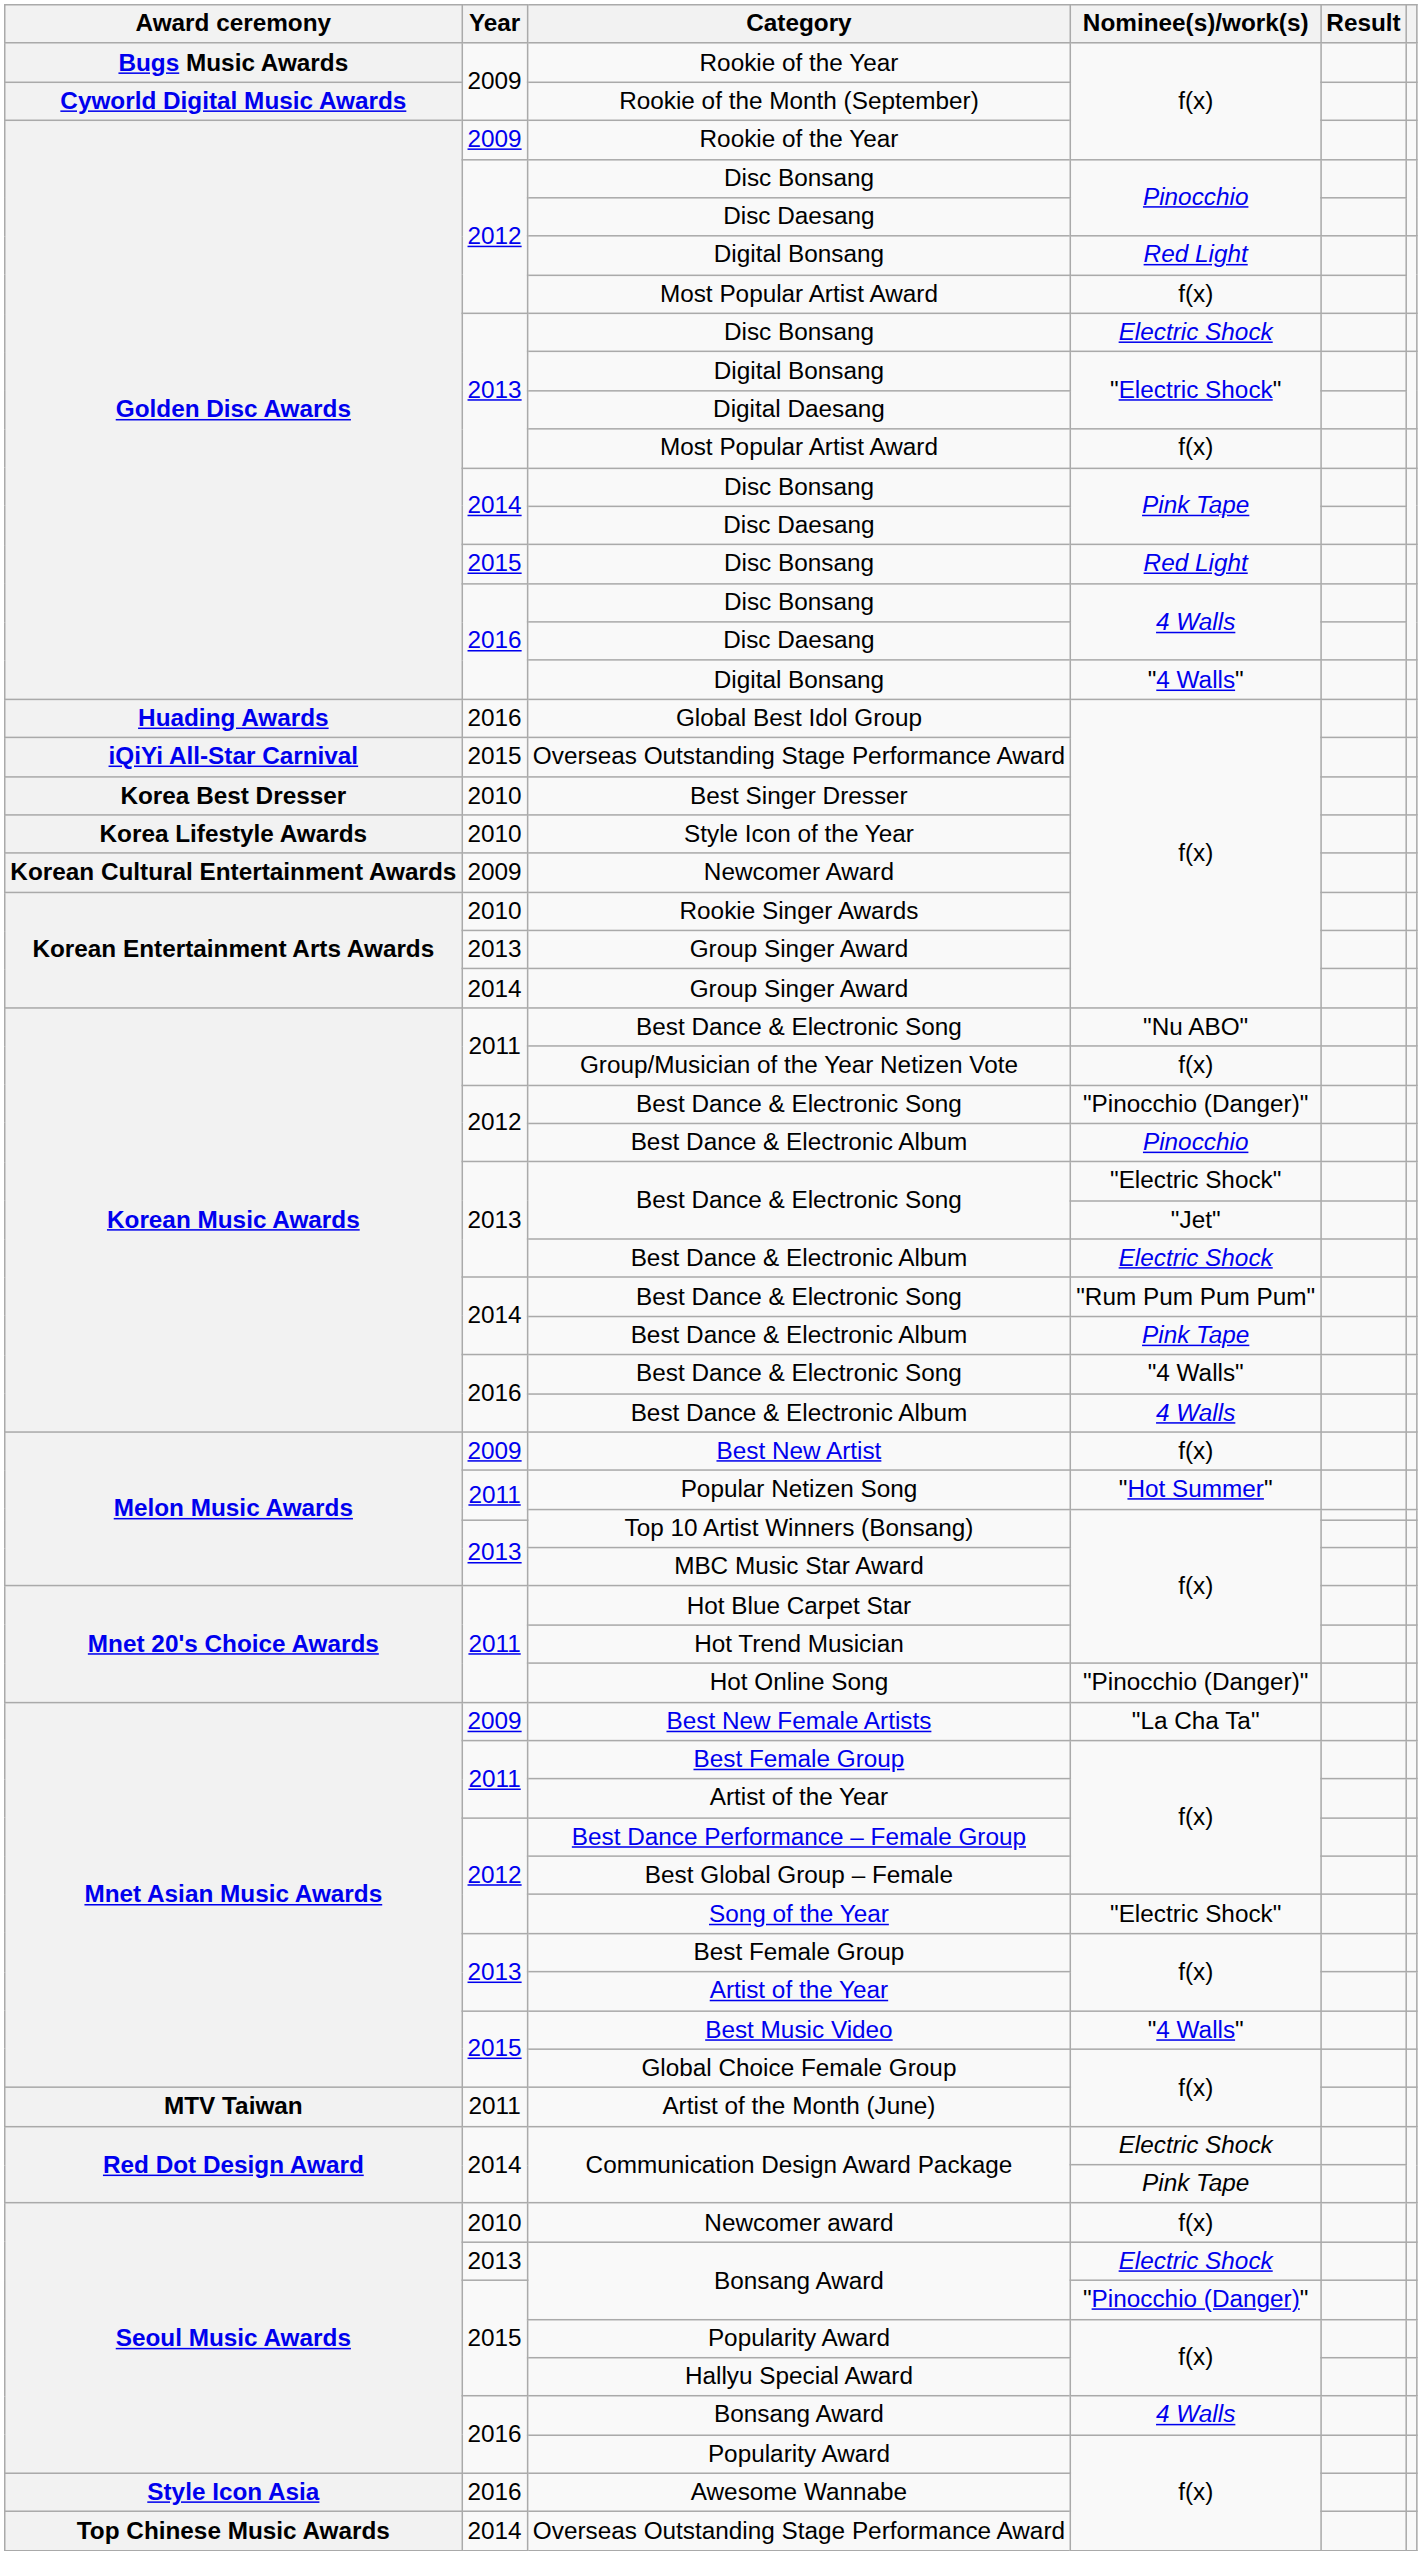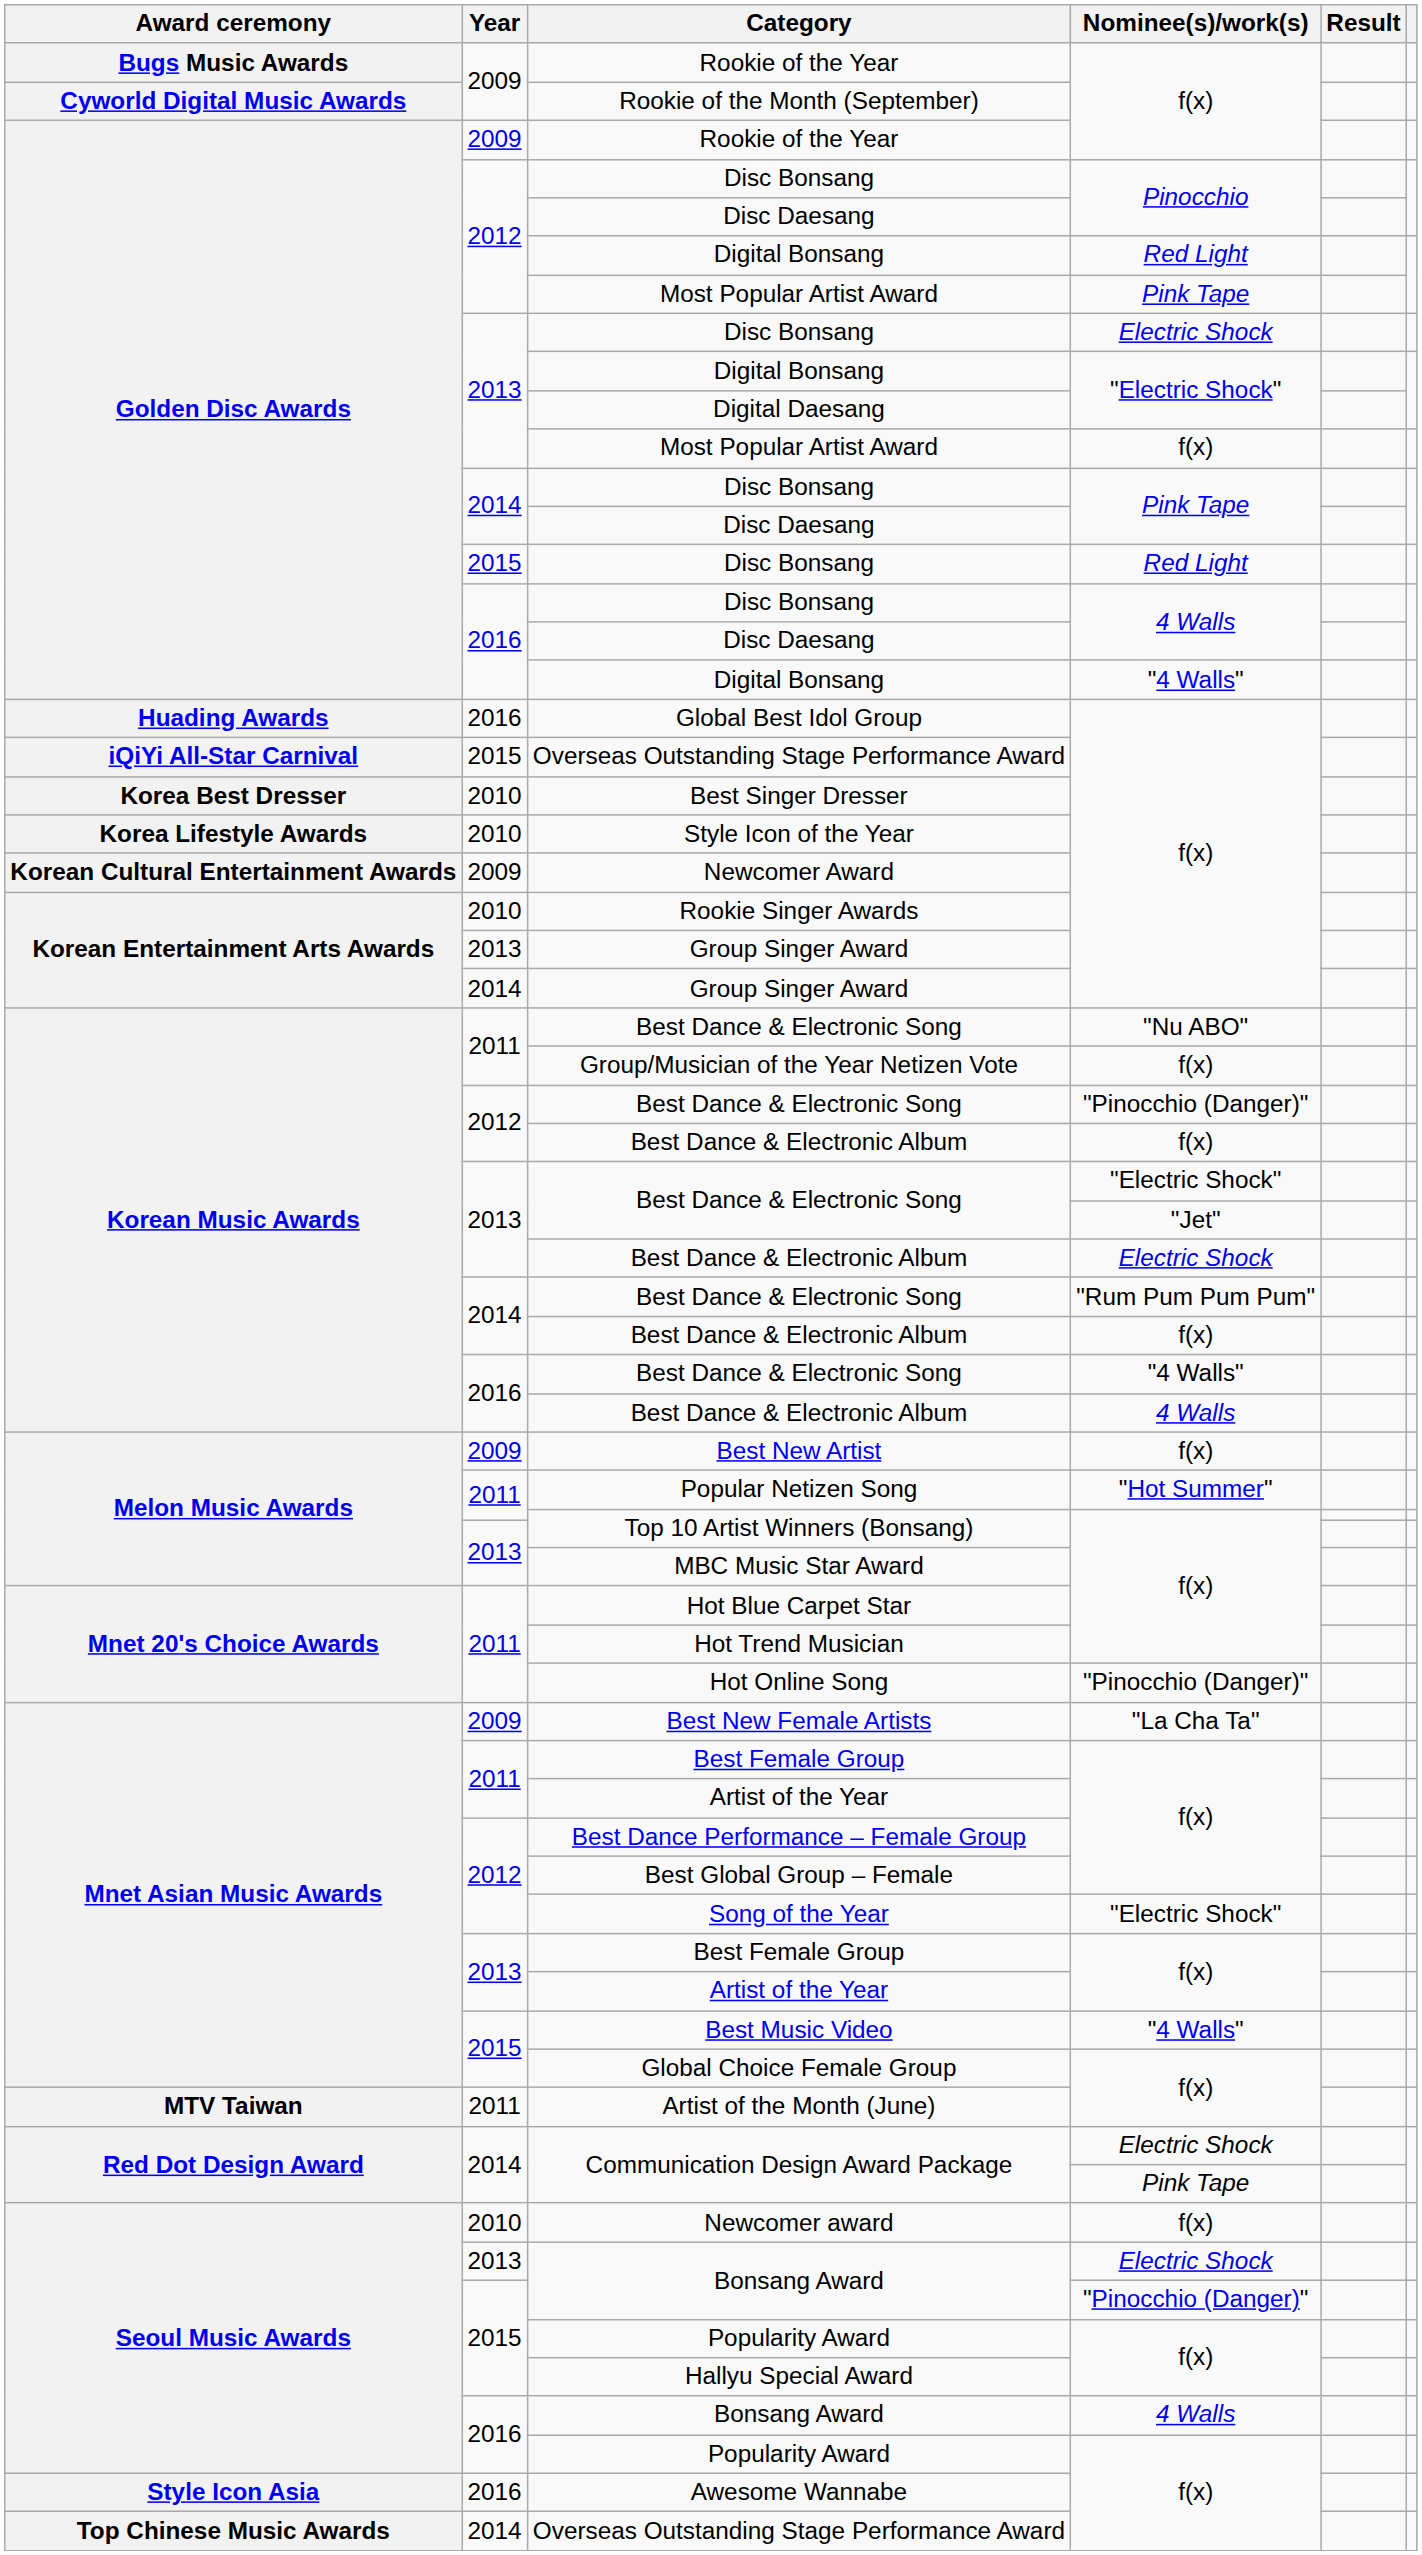(1196, 293) f(x) -> (1196, 293) Pink Tape
(1196, 1142) Pinocchio -> (1196, 1142) f(x)
(1196, 1335) Pink Tape -> (1196, 1335) f(x)
